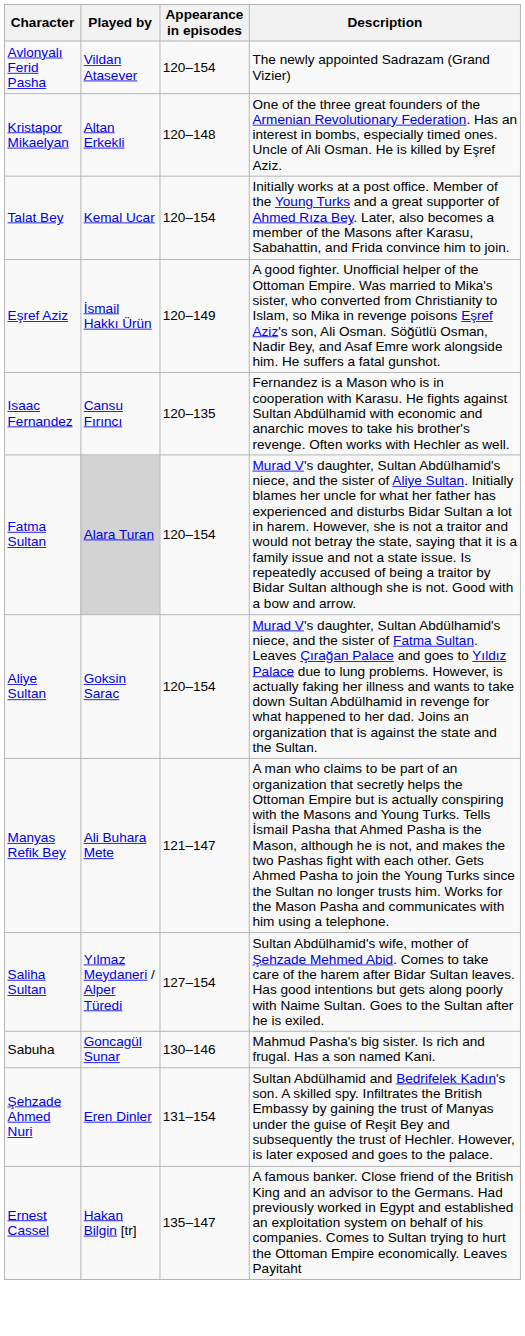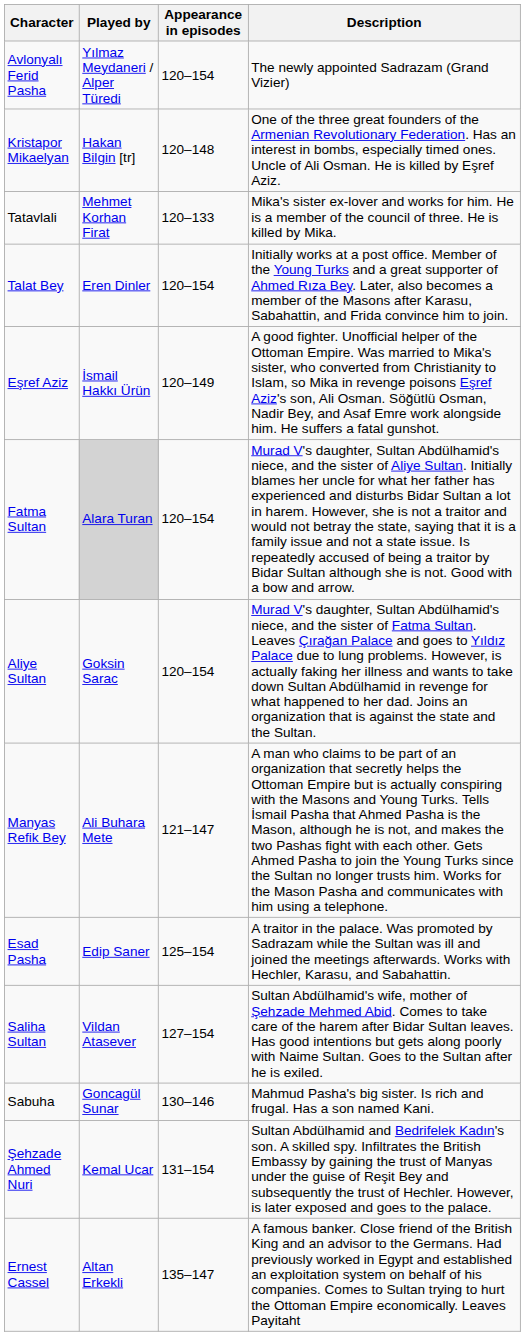(110, 67) Vildan Atasever -> (118, 75) Yılmaz Meydaneri / Alper Türedi
(104, 134) Altan Erkekli -> (109, 150) Hakan Bilgin [tr]
+ row: (32, 217)
(119, 217) Kemal Ucar -> (116, 285) Eren Dinler
- row: (40, 413)
+ row: (27, 951)
(119, 982) Yılmaz Meydaneri / Alper Türedi -> (109, 1034) Vildan Atasever
(118, 1116) Eren Dinler -> (118, 1169) Kemal Ucar
(110, 1222) Hakan Bilgin [tr] -> (103, 1274) Altan Erkekli
